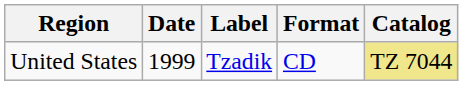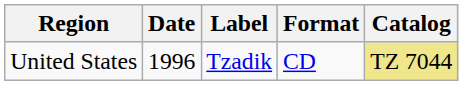(172, 60) 1999 -> (172, 60) 1996
